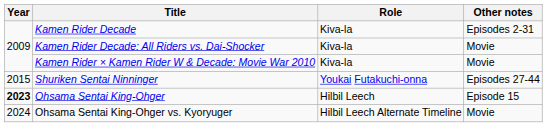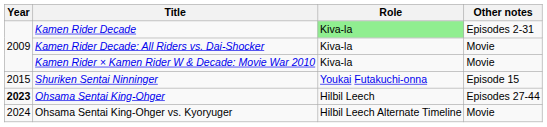(336, 29) no background -> (336, 29) lightgreen background
(503, 79) Episodes 27-44 -> (493, 79) Episode 15
(493, 96) Episode 15 -> (503, 96) Episodes 27-44
